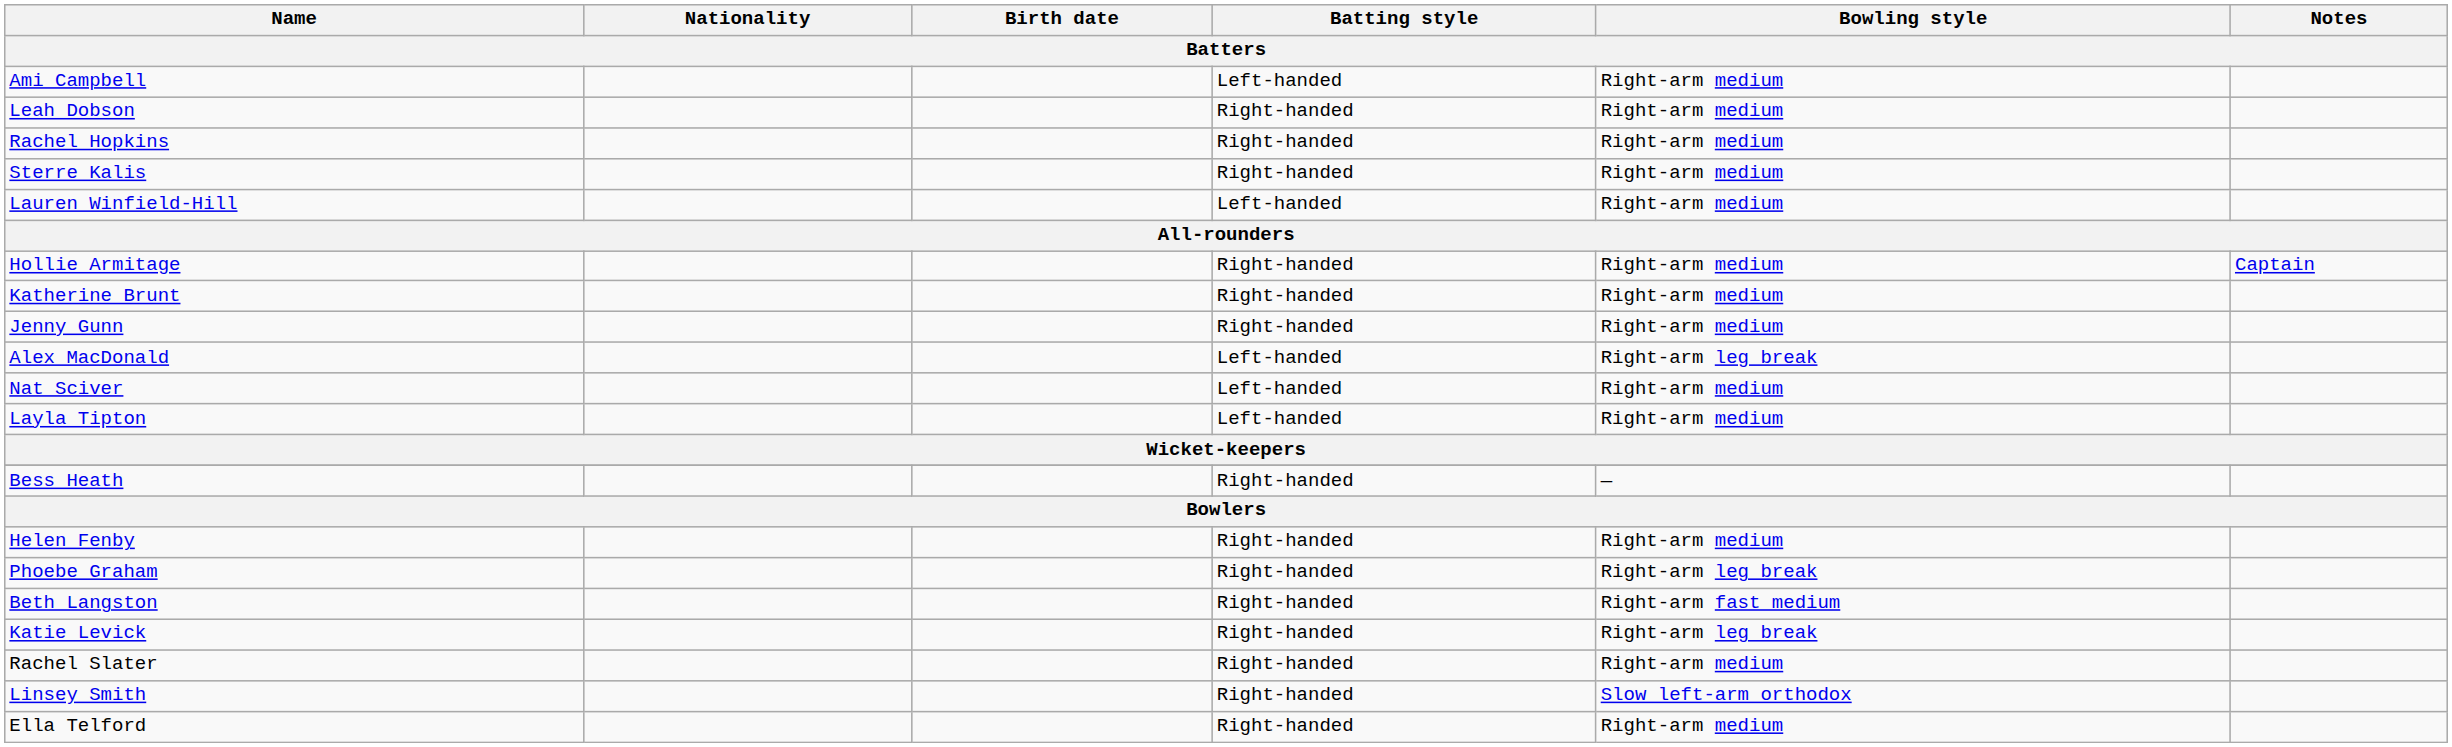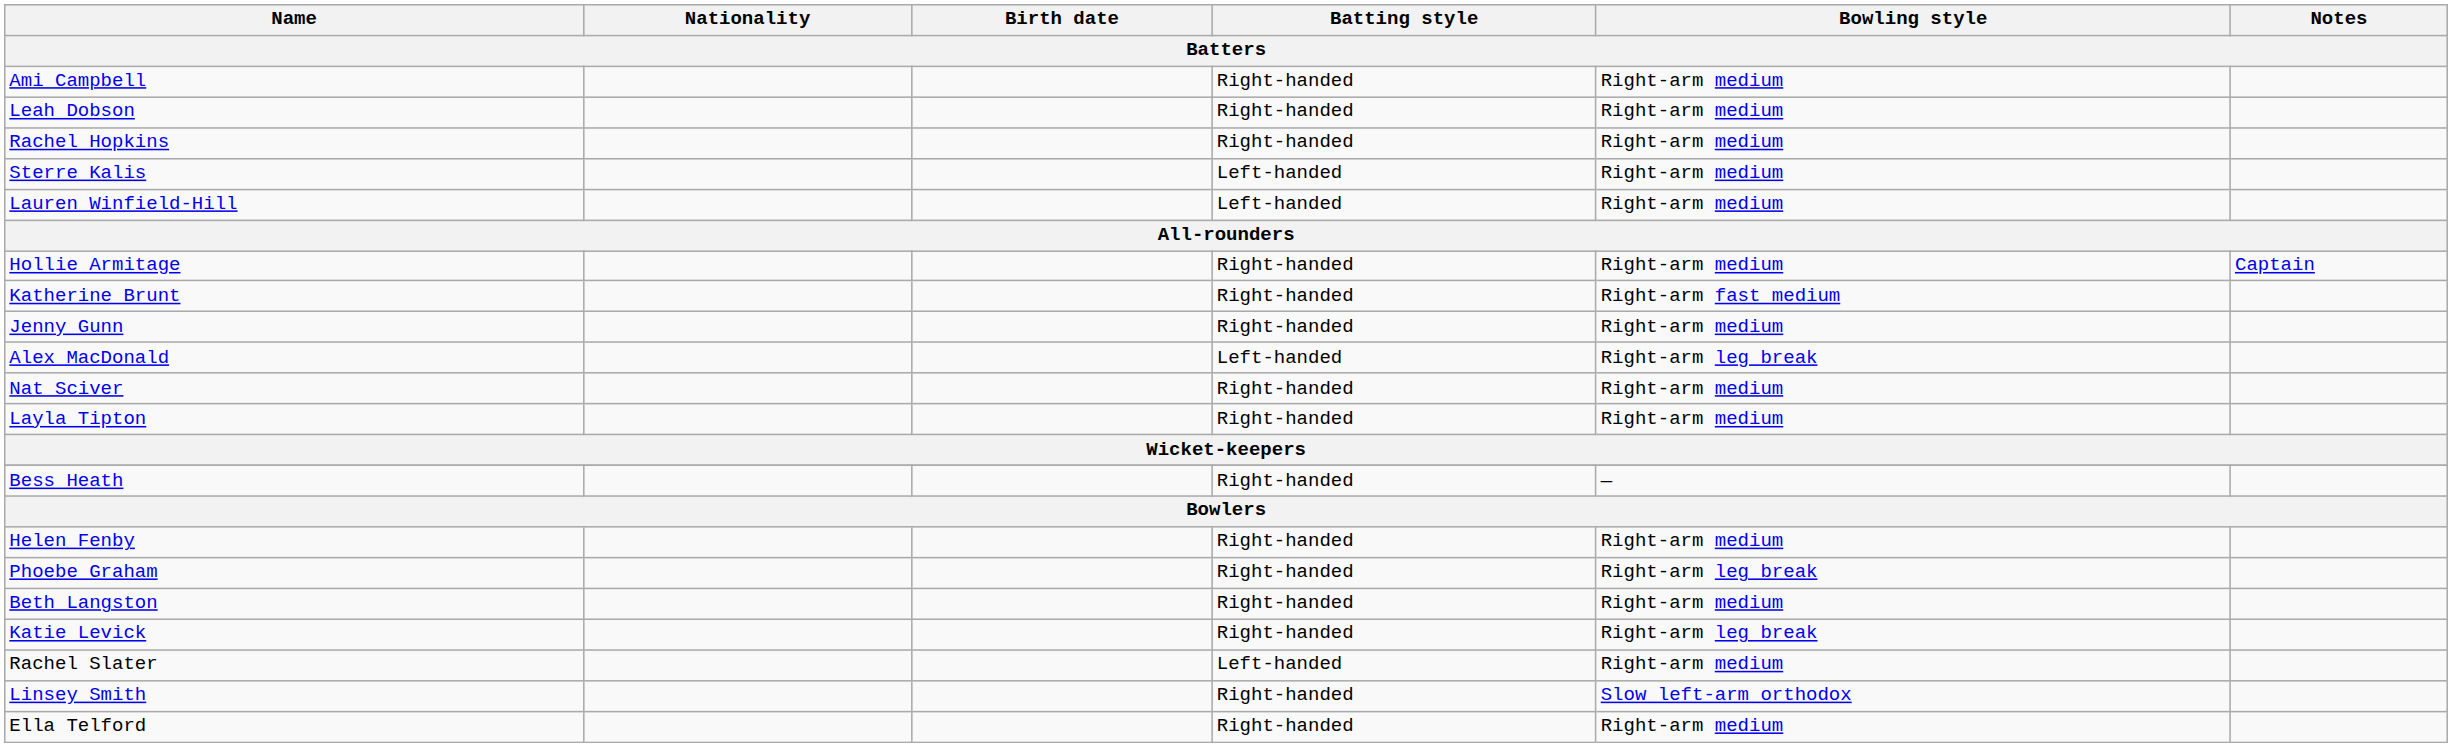(1279, 82) Left-handed -> (1285, 82) Right-handed
(1285, 174) Right-handed -> (1279, 174) Left-handed
(1692, 297) Right-arm medium -> (1720, 297) Right-arm fast medium
(1279, 389) Left-handed -> (1285, 389) Right-handed
(1279, 420) Left-handed -> (1285, 420) Right-handed
(1720, 604) Right-arm fast medium -> (1692, 604) Right-arm medium
(1285, 665) Right-handed -> (1279, 665) Left-handed
